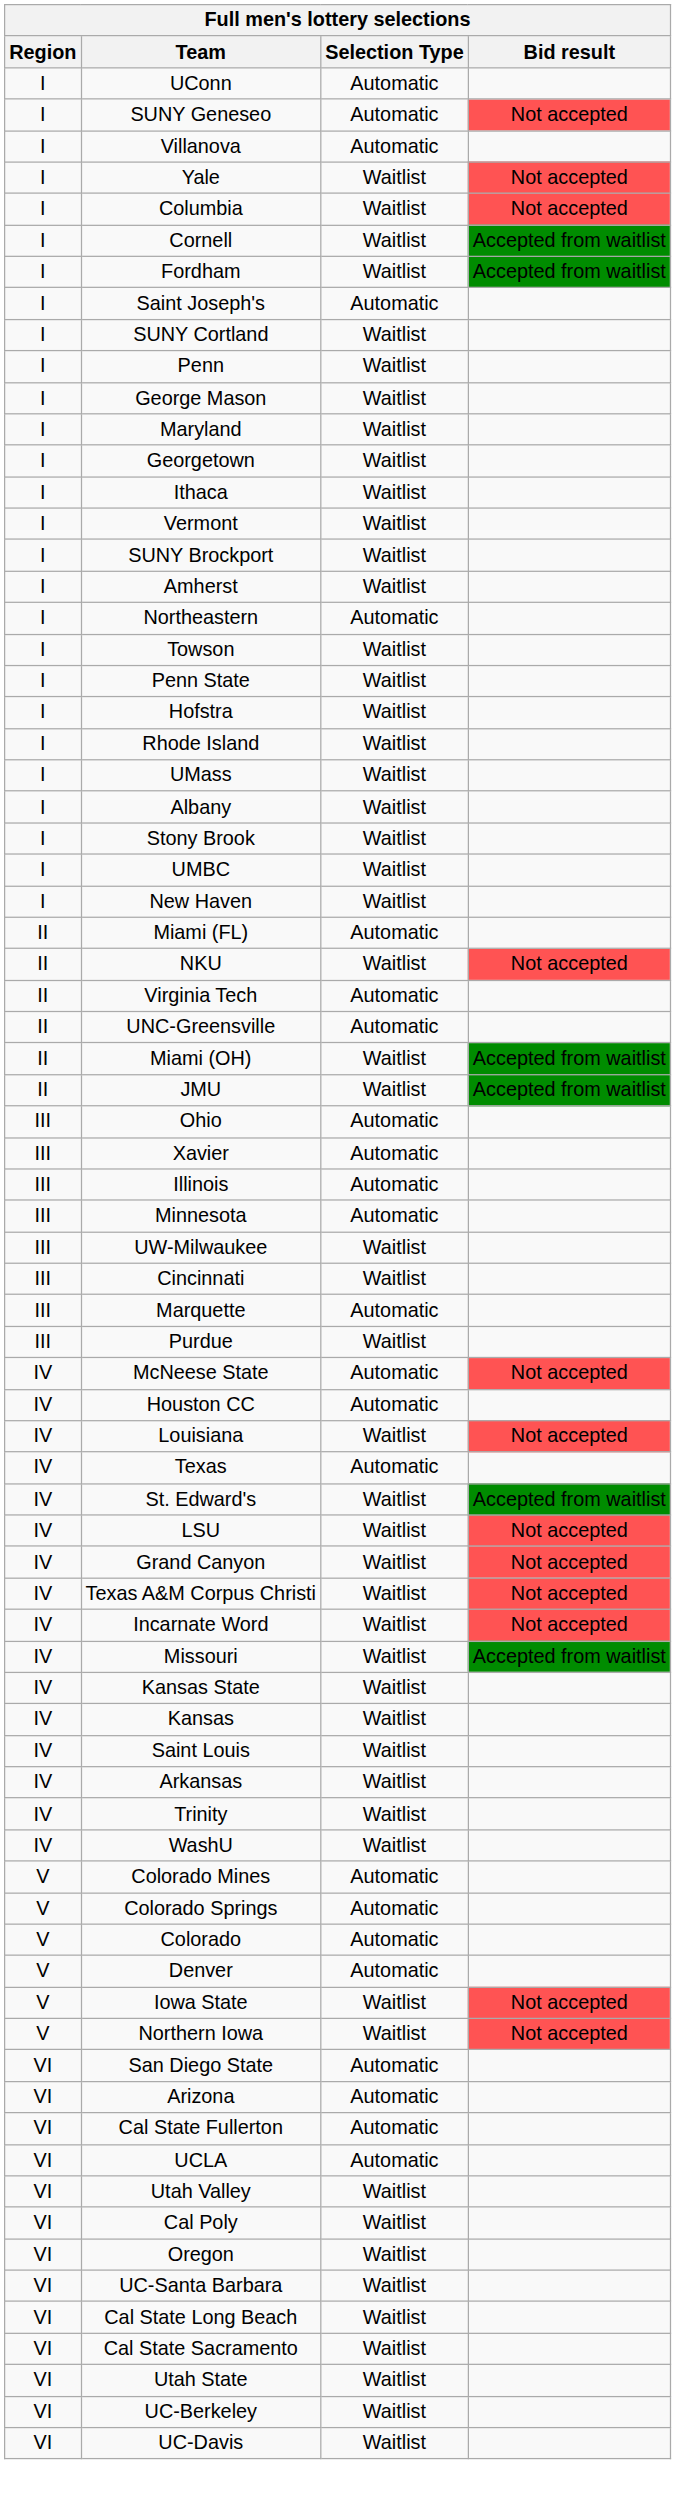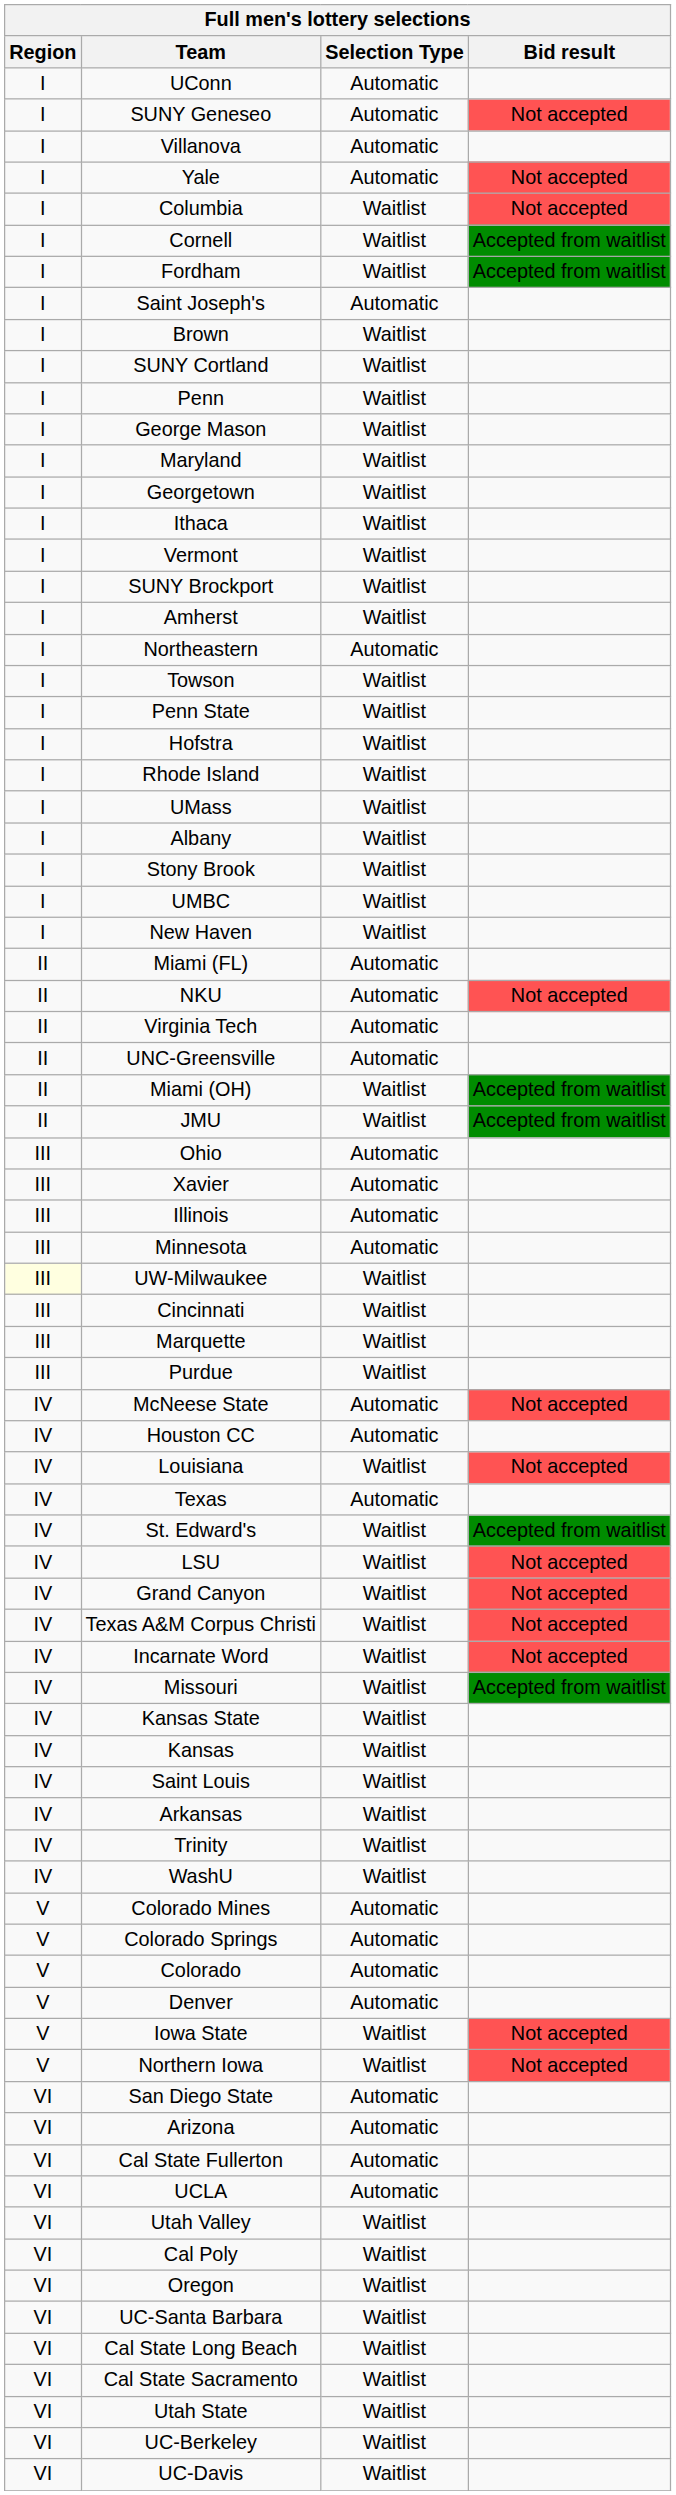(394, 177) Waitlist -> (394, 177) Automatic
+ row: (201, 334)
(394, 964) Waitlist -> (394, 995) Automatic
(43, 1247) no background -> (43, 1278) lightyellow background
(394, 1310) Automatic -> (394, 1341) Waitlist
